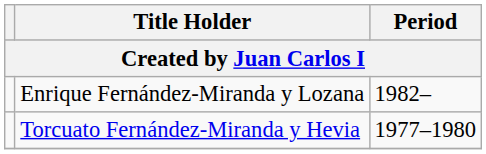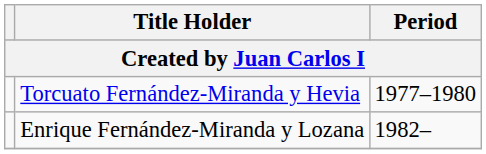rows swapped: (190, 129) <-> (192, 93)
